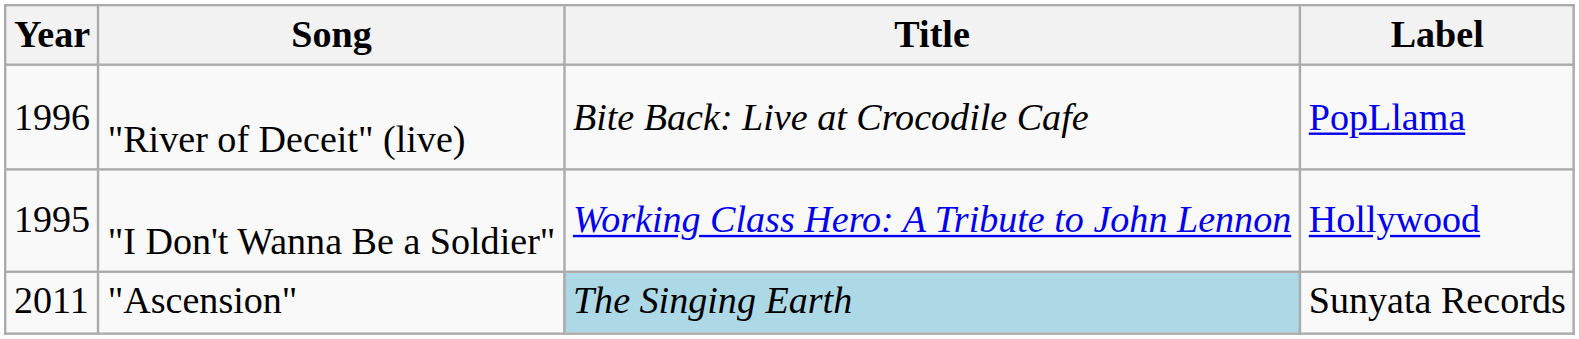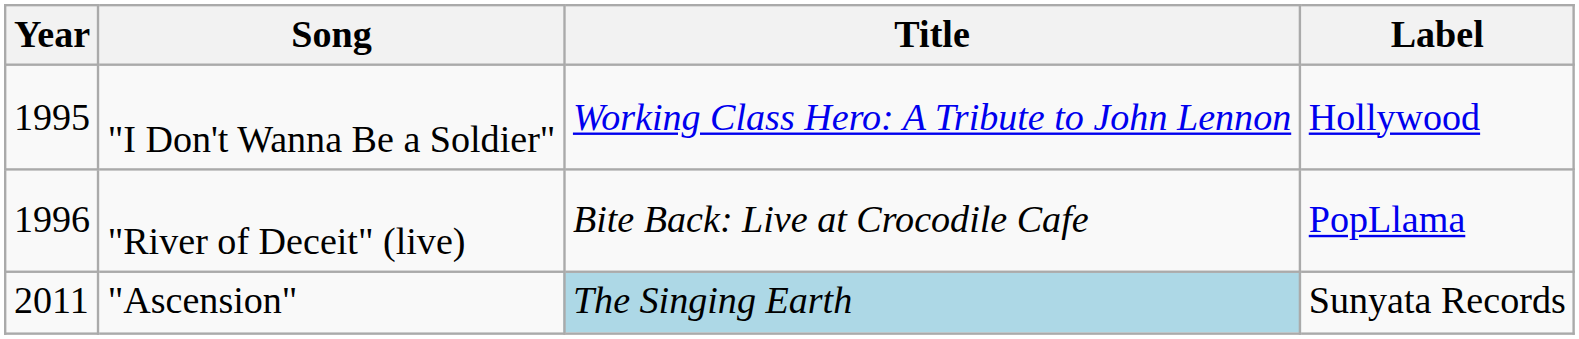rows swapped: (332, 241) <-> (287, 137)
